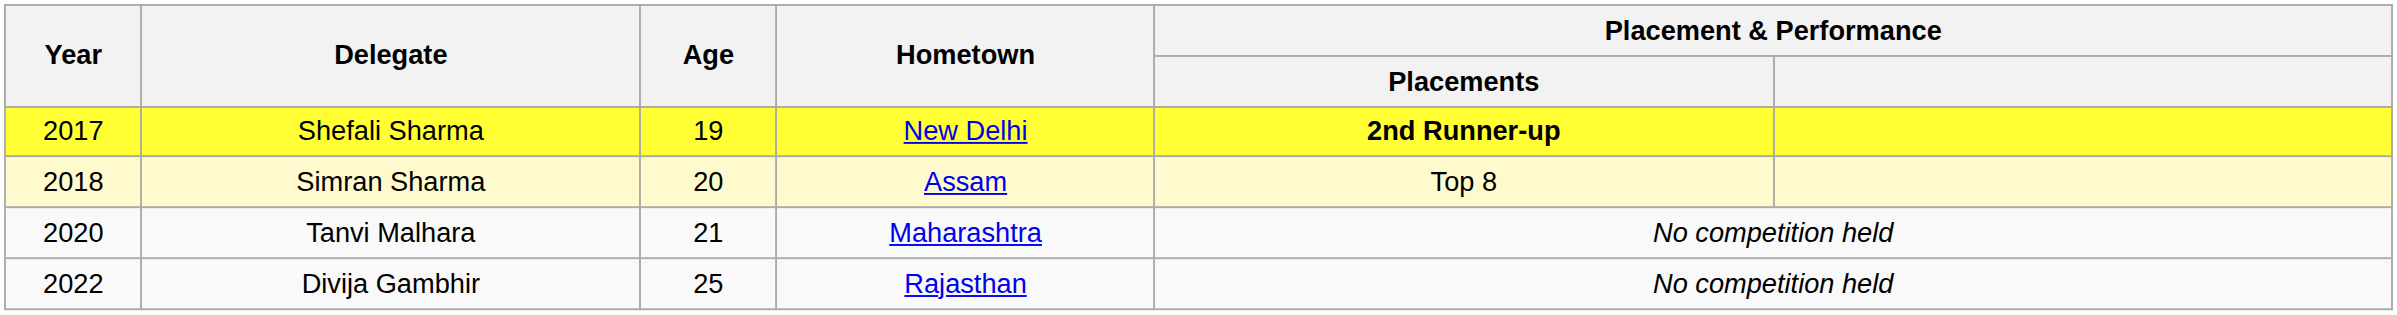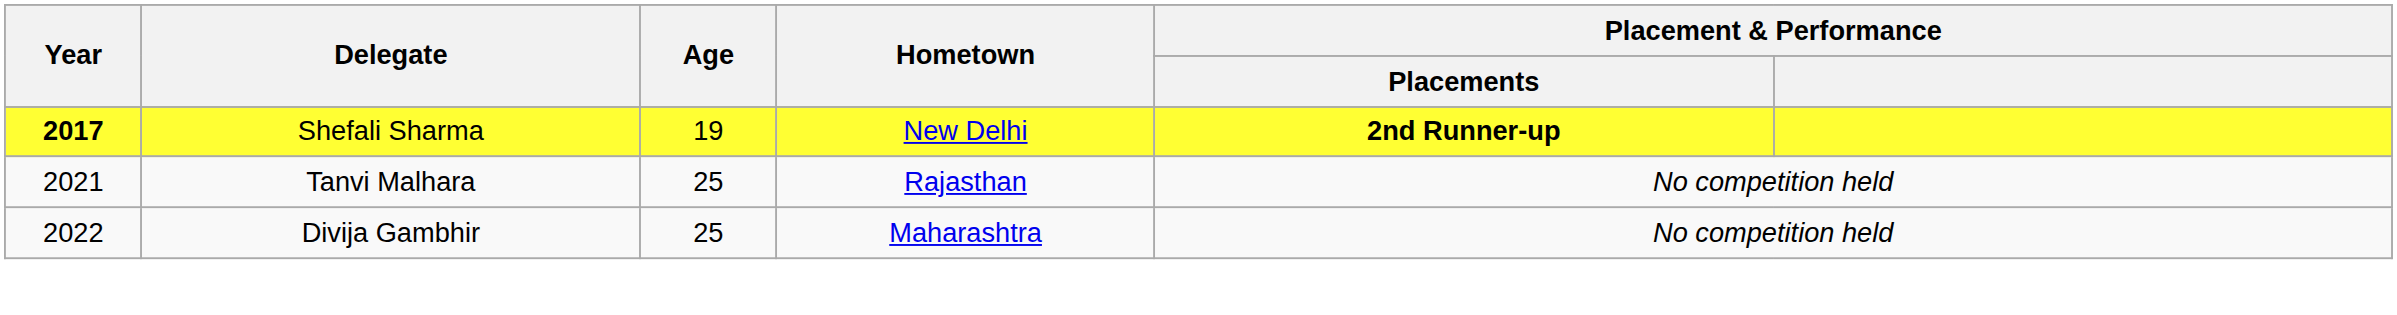(73, 132) normal -> (73, 132) bold
- row: (391, 182)
(73, 233) 2020 -> (73, 182) 2021
(708, 233) 21 -> (708, 182) 25
(966, 233) Maharashtra -> (966, 182) Rajasthan
(966, 283) Rajasthan -> (966, 233) Maharashtra
